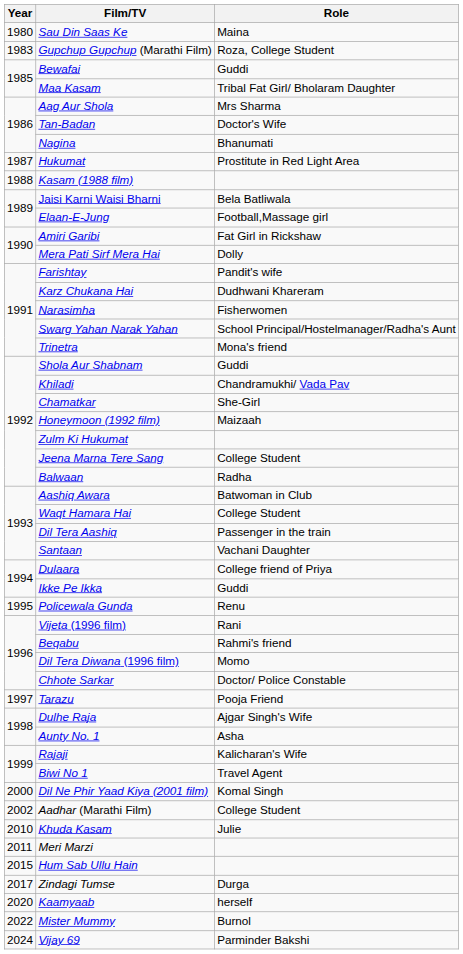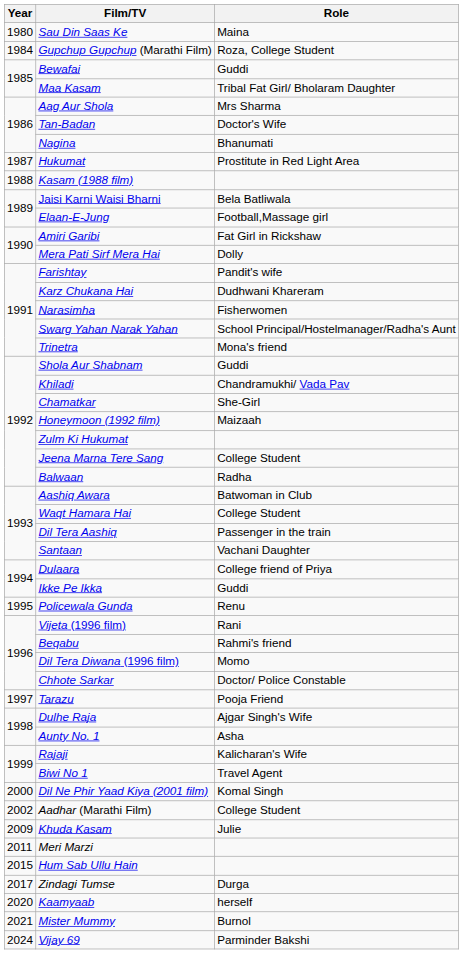(20, 50) 1983 -> (20, 50) 1984
(20, 828) 2010 -> (20, 828) 2009
(20, 921) 2022 -> (20, 921) 2021
